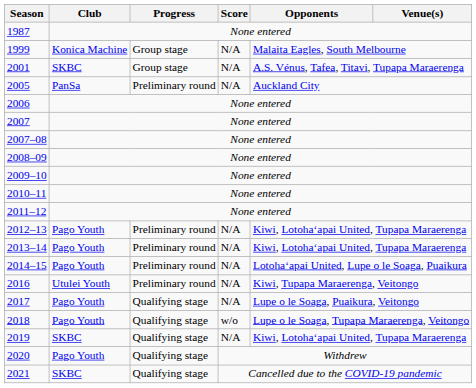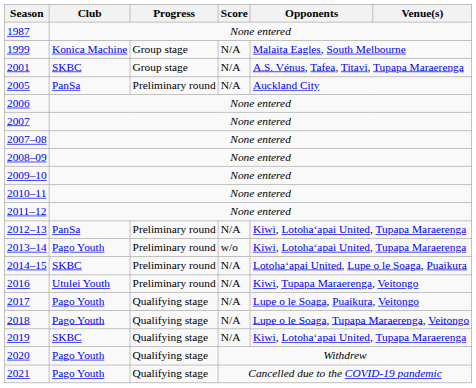(78, 229) Pago Youth -> (66, 229) PanSa
(231, 247) N/A -> (229, 247) w/o
(78, 265) Pago Youth -> (67, 265) SKBC
(229, 319) w/o -> (231, 319) N/A
(67, 373) SKBC -> (78, 373) Pago Youth
